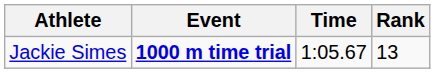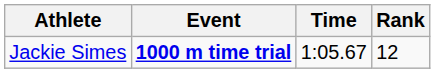(387, 52) 13 -> (387, 52) 12
